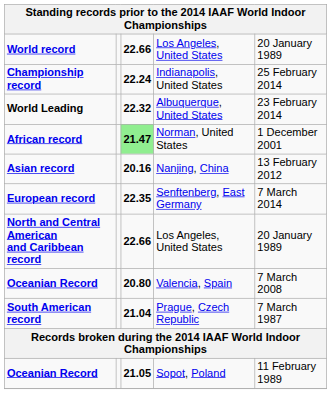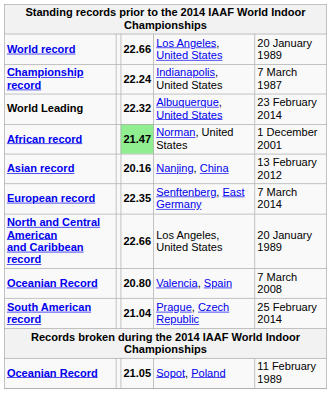(287, 79) 25 February 2014 -> (277, 79) 7 March 1987
(277, 313) 7 March 1987 -> (287, 313) 25 February 2014
